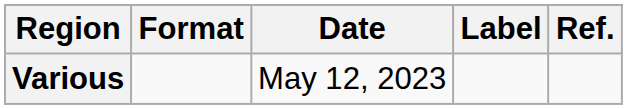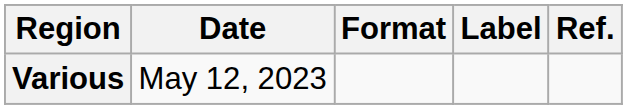columns swapped: (352, 29) <-> (191, 29)
